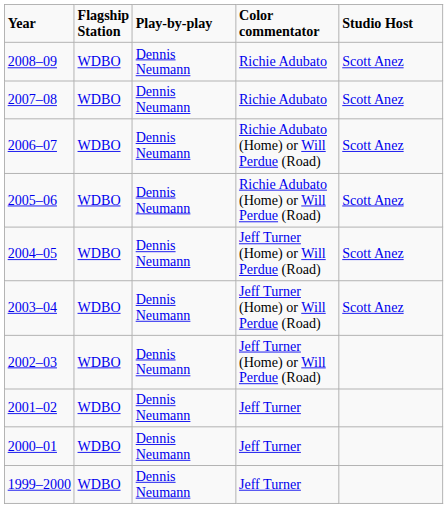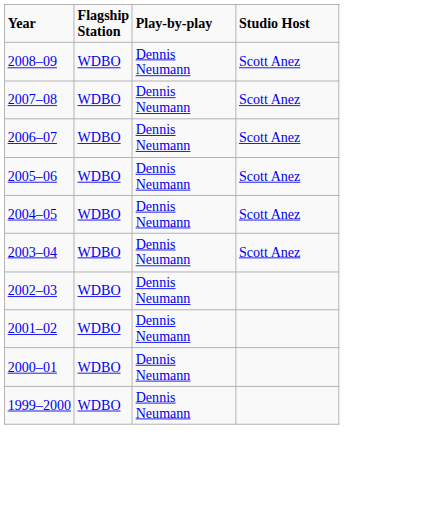- column: (279, 23)
